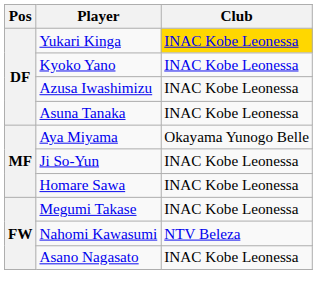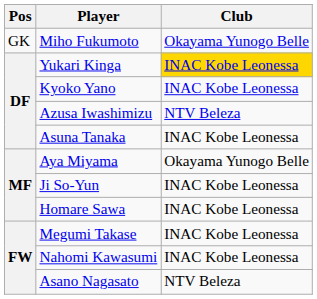+ row: (89, 40)
(231, 88) INAC Kobe Leonessa -> (202, 112) NTV Beleza
(202, 233) NTV Beleza -> (231, 257) INAC Kobe Leonessa
(231, 257) INAC Kobe Leonessa -> (202, 281) NTV Beleza
